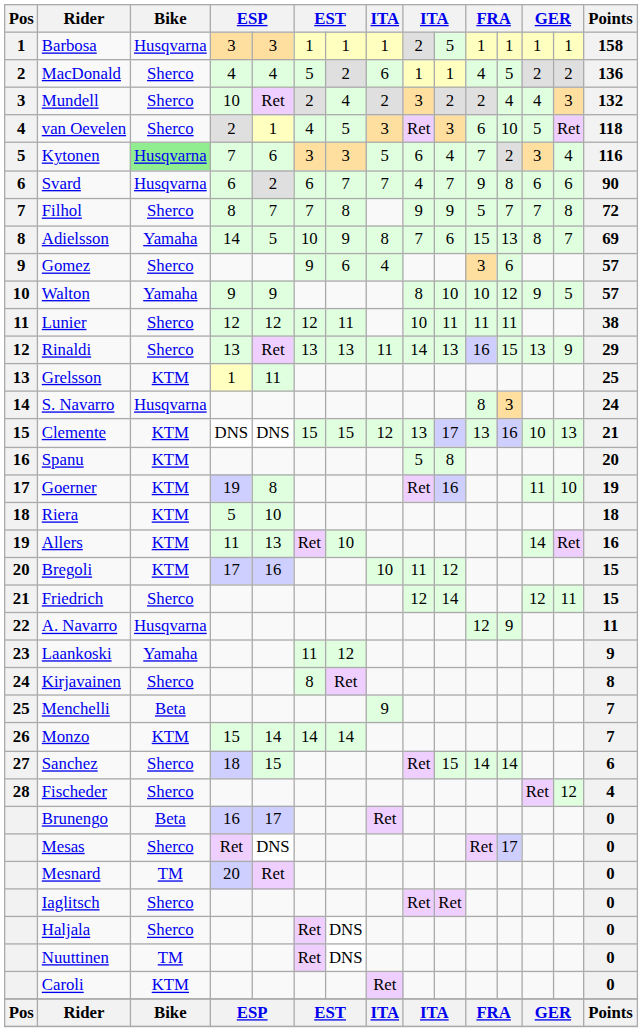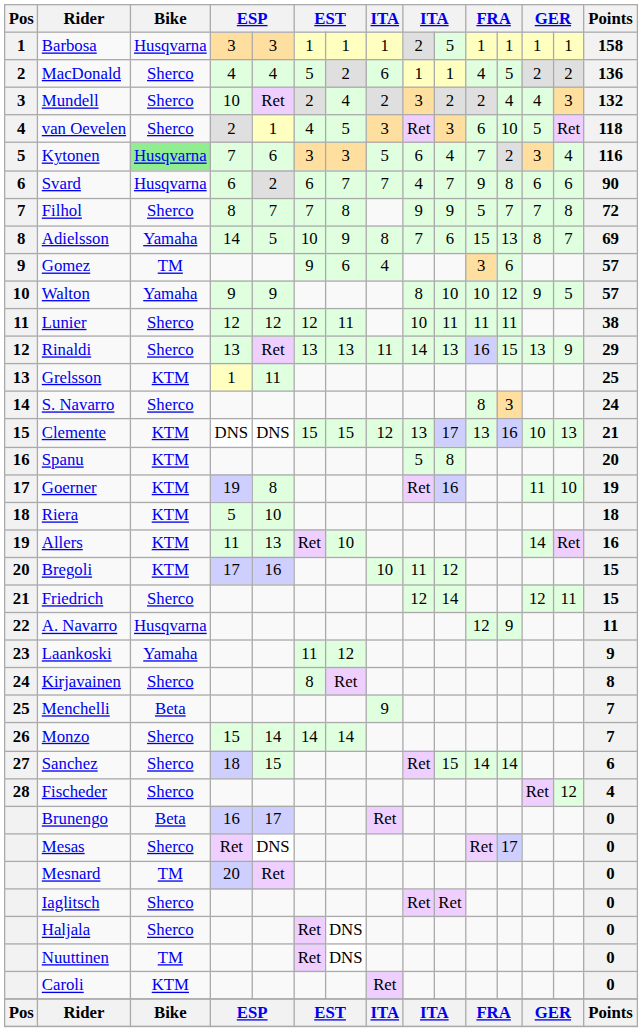(170, 266) Sherco -> (170, 266) TM
(170, 404) Husqvarna -> (170, 404) Sherco
(170, 736) KTM -> (170, 736) Sherco
